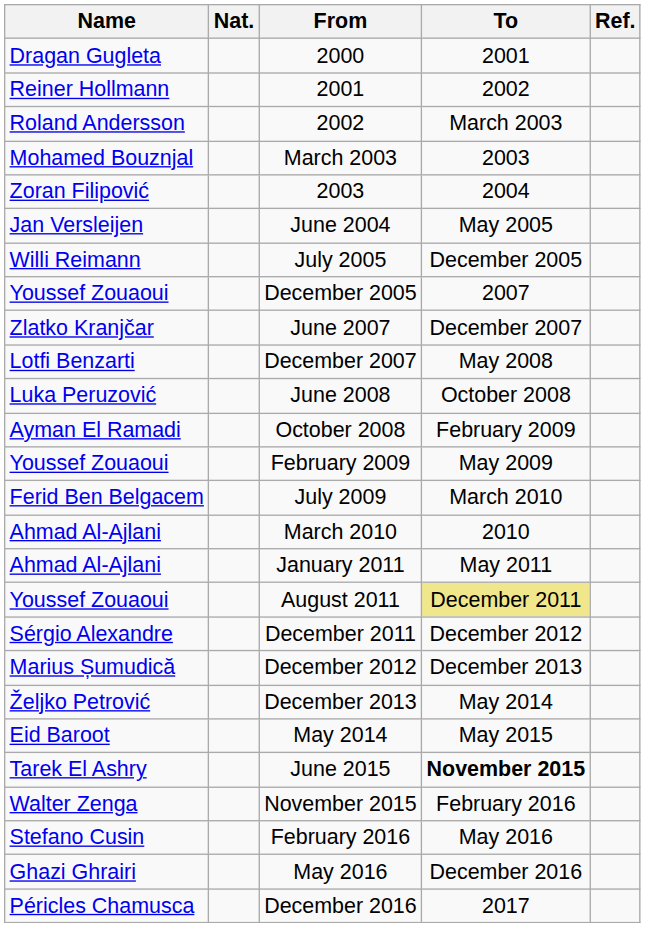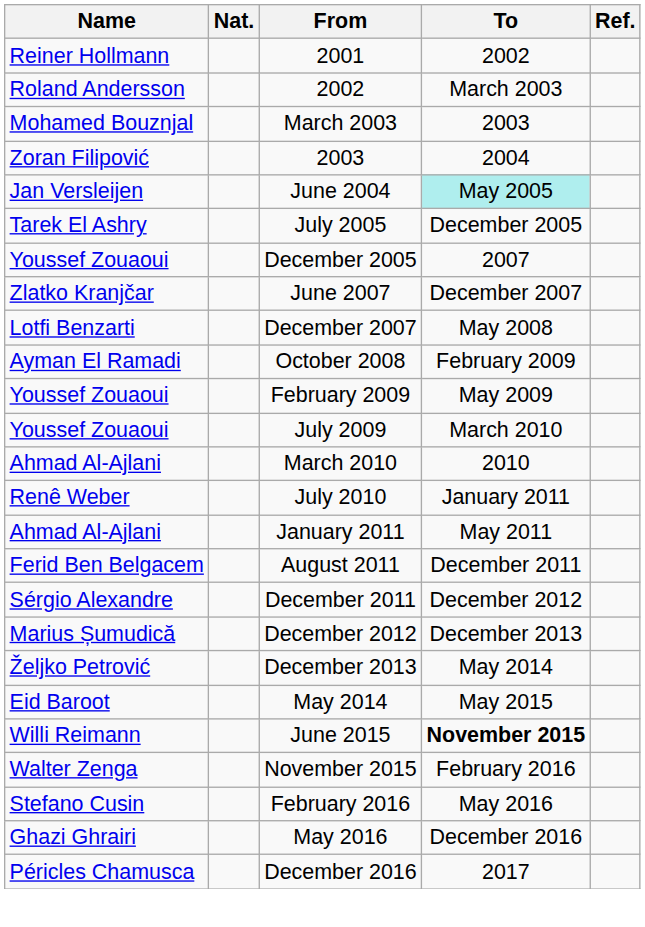- row: (340, 55)
(506, 225) no background -> (506, 191) paleturquoise background
(75, 259) Willi Reimann -> (78, 225) Tarek El Ashry
- row: (340, 395)
(107, 497) Ferid Ben Belgacem -> (89, 429) Youssef Zouaoui
+ row: (340, 497)
(89, 599) Youssef Zouaoui -> (107, 565) Ferid Ben Belgacem
(506, 599) khaki background -> (506, 565) no background
(78, 769) Tarek El Ashry -> (75, 735) Willi Reimann
